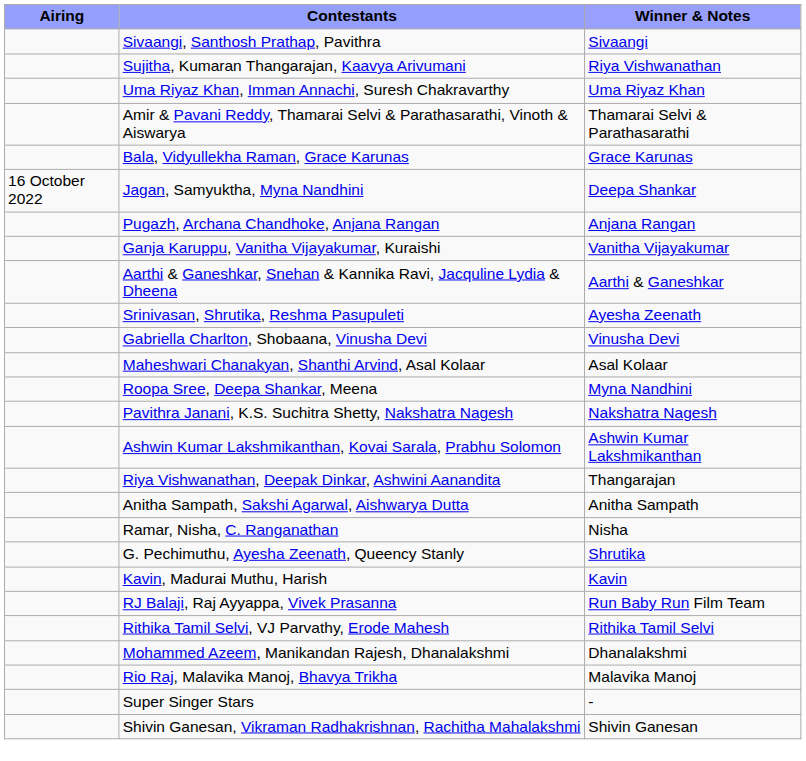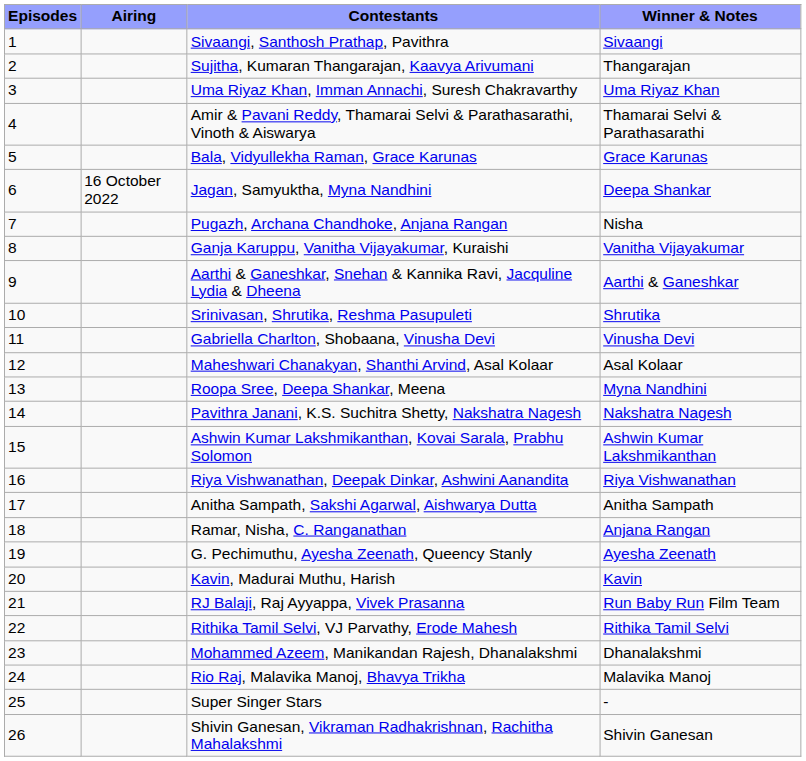+ column: (43, 16)
(655, 66) Riya Vishwanathan -> (647, 66) Thangarajan
(642, 224) Anjana Rangan -> (623, 224) Nisha
(645, 315) Ayesha Zeenath -> (632, 315) Shrutika
(632, 480) Thangarajan -> (669, 480) Riya Vishwanathan
(608, 529) Nisha -> (657, 529) Anjana Rangan
(617, 554) Shrutika -> (660, 554) Ayesha Zeenath
